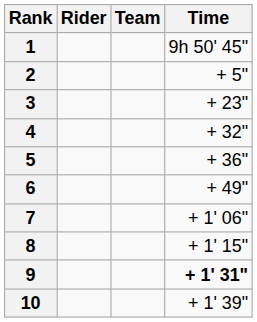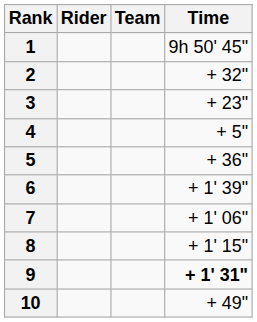(232, 75) + 5" -> (227, 75) + 32"
(227, 132) + 32" -> (232, 132) + 5"
(227, 189) + 49" -> (218, 189) + 1' 39"
(218, 302) + 1' 39" -> (227, 302) + 49"
